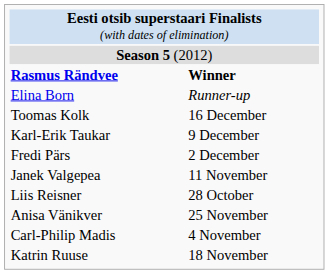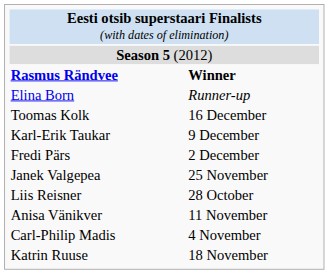(228, 175) 11 November -> (228, 175) 25 November
(228, 215) 25 November -> (228, 215) 11 November
